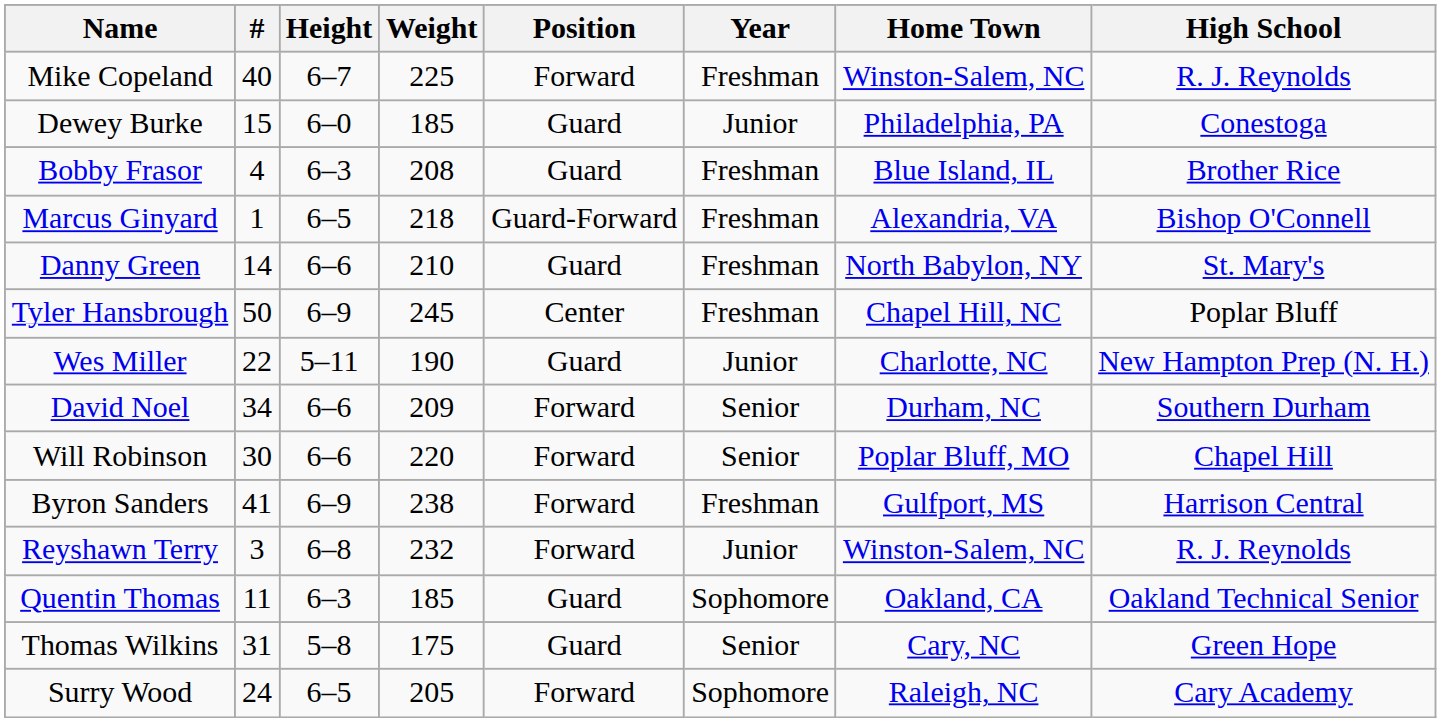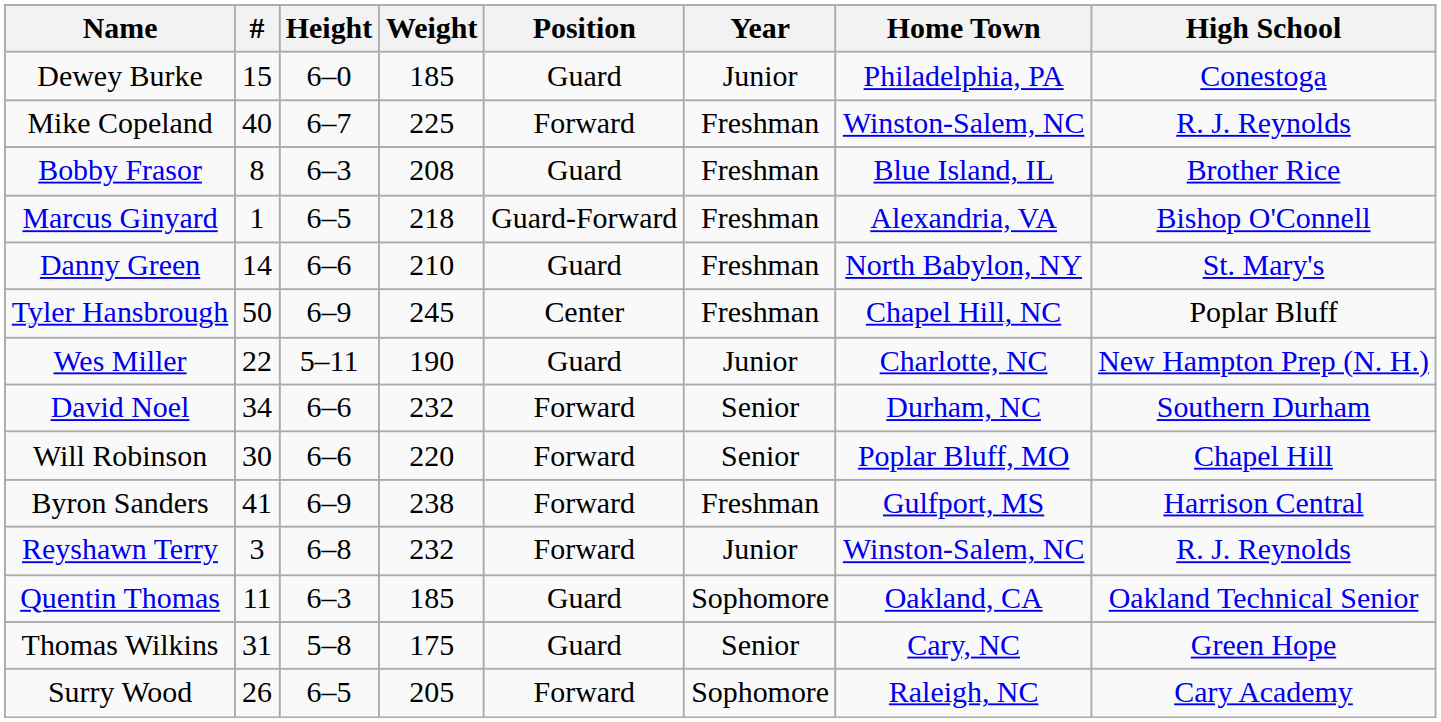rows swapped: (120, 123) <-> (120, 75)
(257, 170) 4 -> (257, 170) 8
(432, 407) 209 -> (432, 407) 232
(257, 692) 24 -> (257, 692) 26
